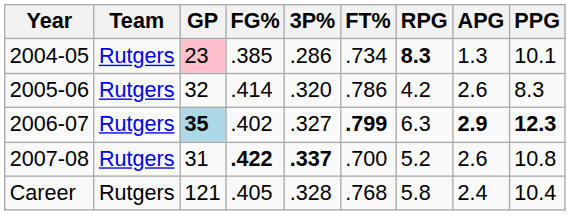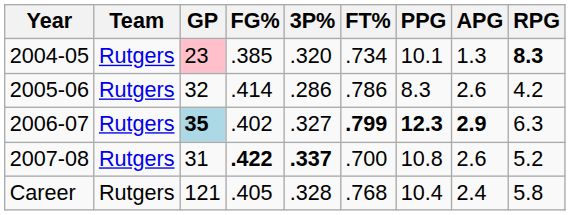columns swapped: (424, 21) <-> (537, 21)
(311, 55) .286 -> (311, 55) .320
(311, 90) .320 -> (311, 90) .286
